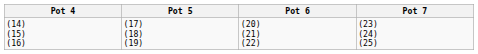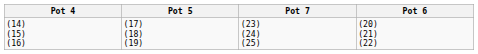columns swapped: (298, 11) <-> (415, 11)
